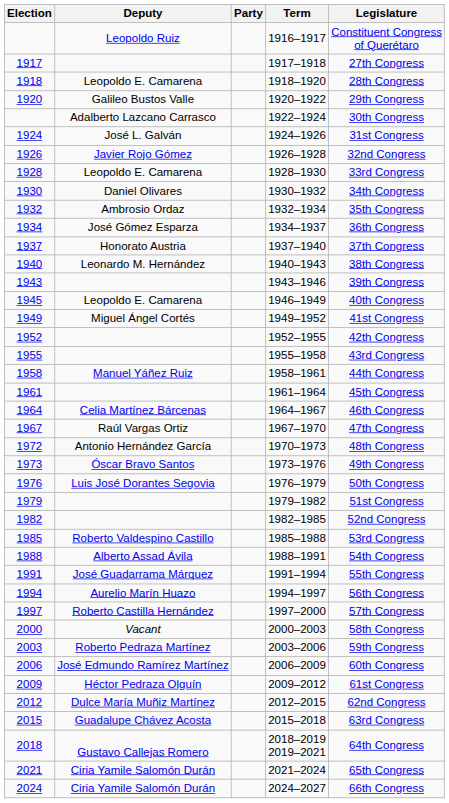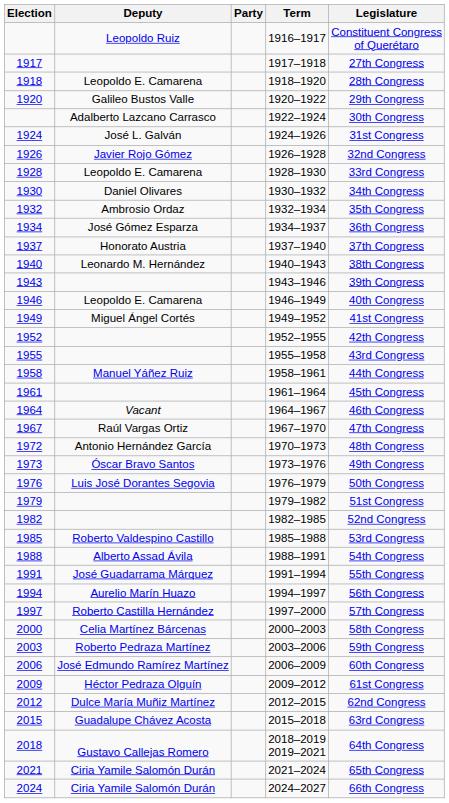(29, 300) 1945 -> (29, 300) 1946
(143, 410) Celia Martínez Bárcenas -> (143, 410) Vacant
(143, 629) Vacant -> (143, 629) Celia Martínez Bárcenas
